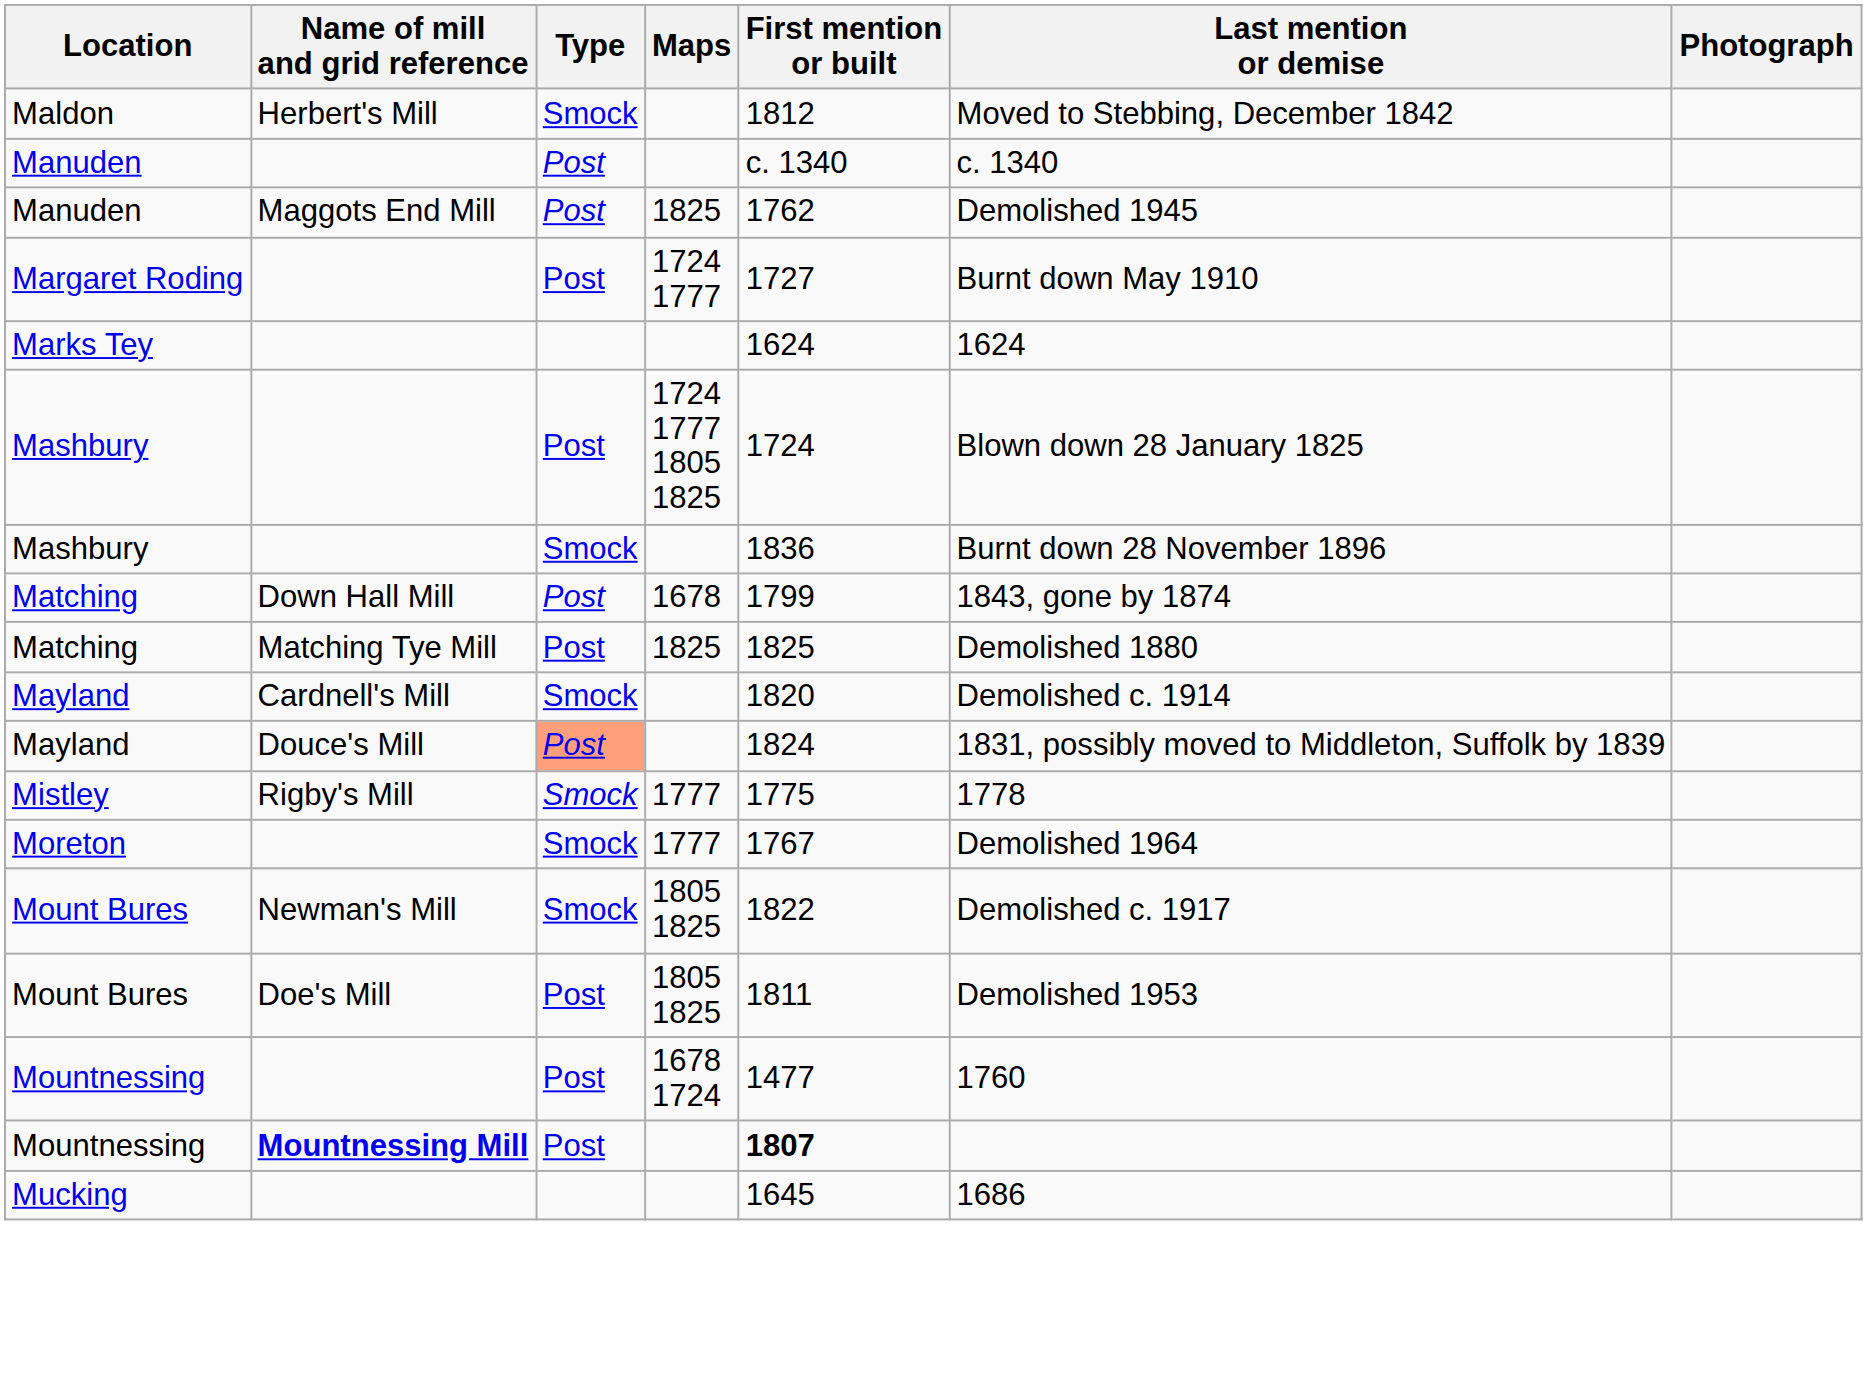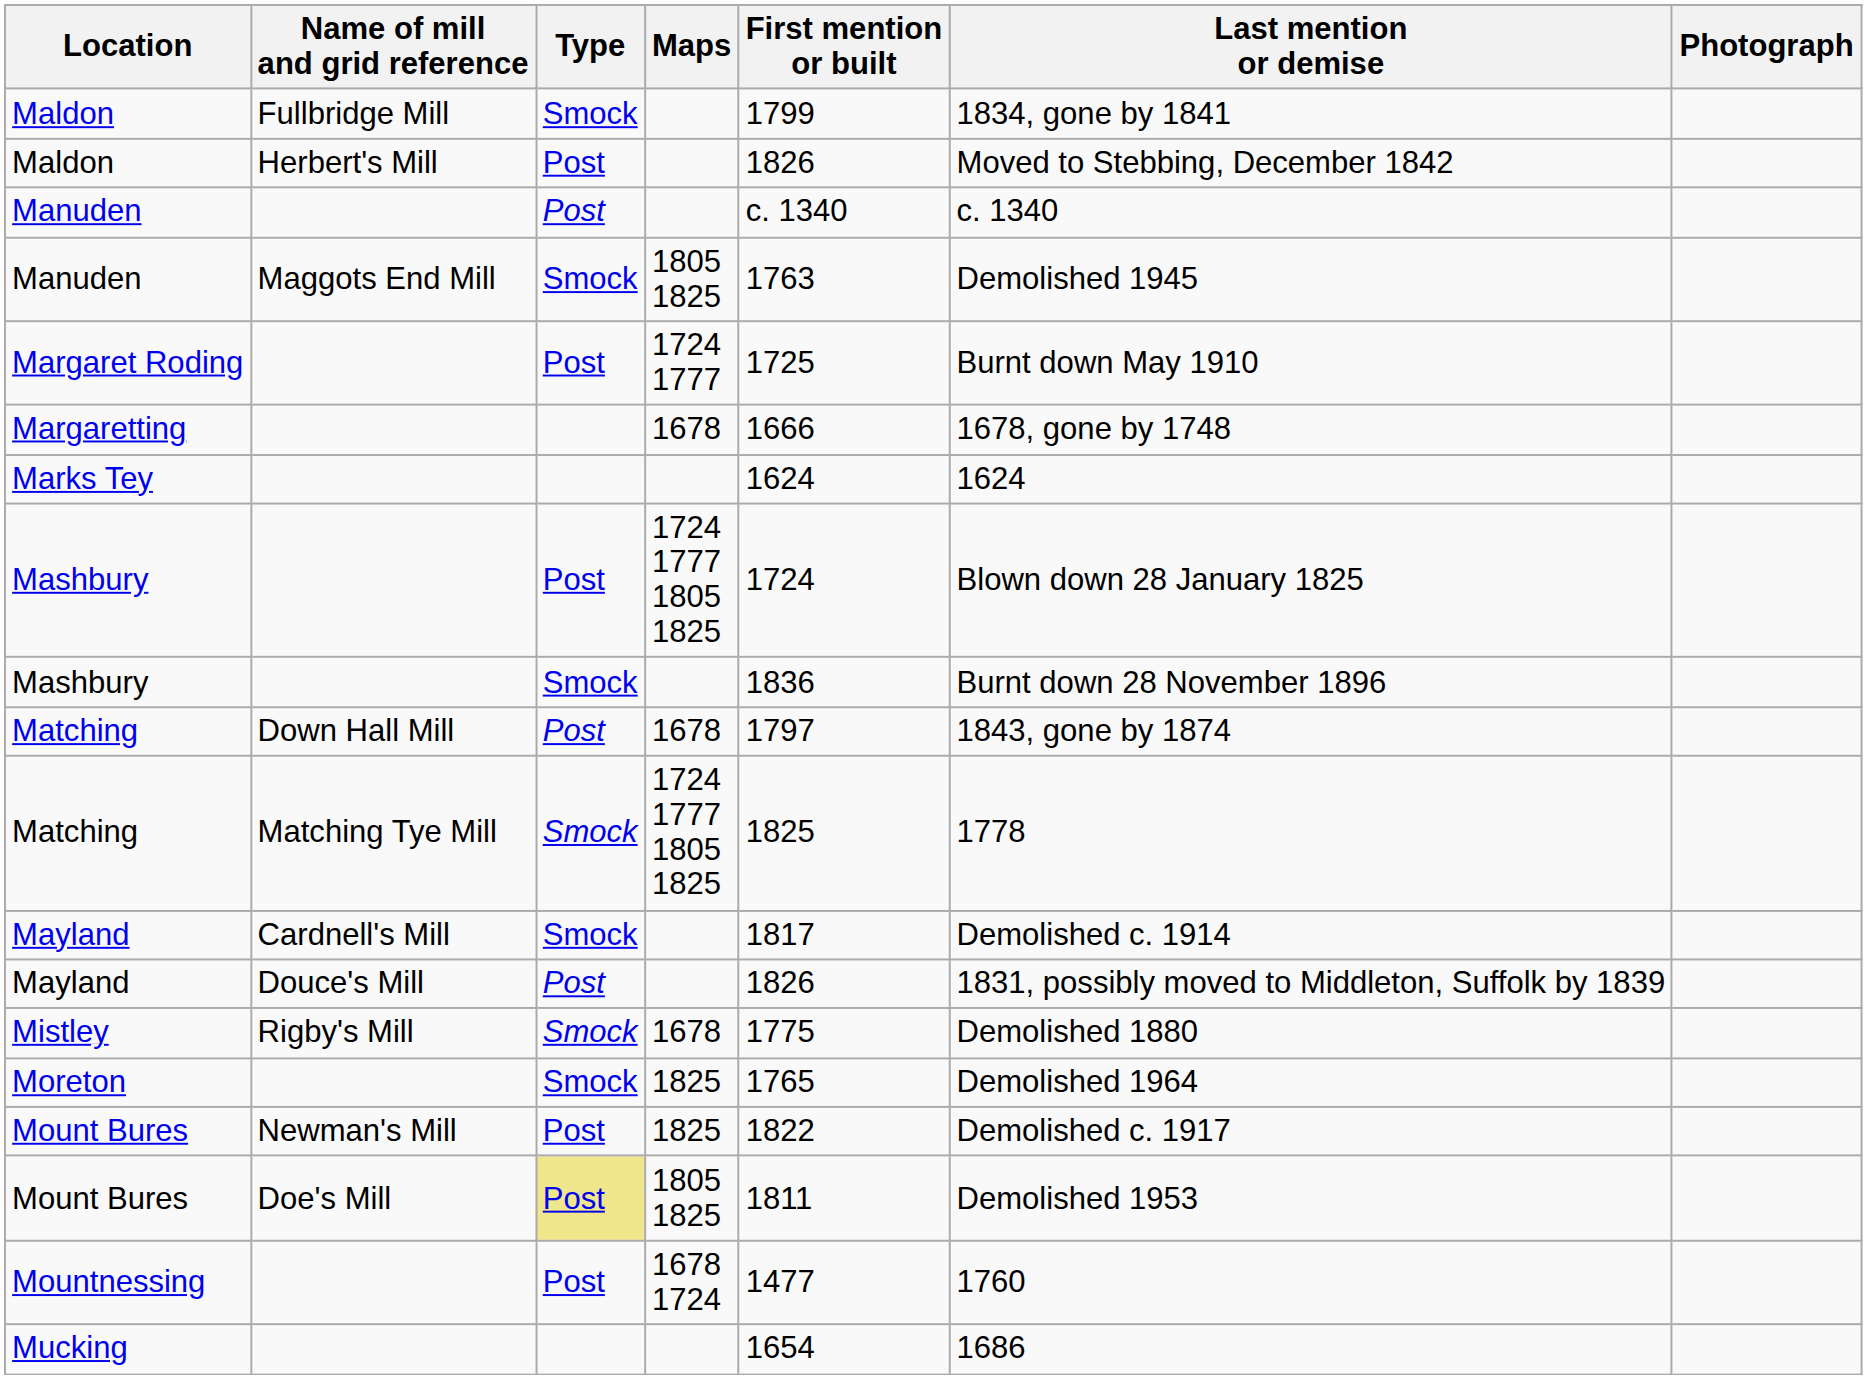+ row: (63, 113)
(590, 113) Smock -> (574, 162) Post
(780, 113) 1812 -> (780, 162) 1826
(574, 211) Post -> (590, 278) Smock
(686, 211) 1825 -> (686, 278) 1805 1825
(780, 211) 1762 -> (780, 278) 1763
(780, 278) 1727 -> (780, 362) 1725
+ row: (99, 429)
(780, 597) 1799 -> (780, 730) 1797
(574, 646) Post -> (590, 832) Smock
(686, 646) 1825 -> (686, 832) 1724 1777 1805 1825
(1077, 646) Demolished 1880 -> (991, 832) 1778
(780, 695) 1820 -> (780, 934) 1817
(574, 745) lightsalmon background -> (574, 983) no background
(780, 745) 1824 -> (780, 983) 1826
(686, 794) 1777 -> (686, 1032) 1678
(991, 794) 1778 -> (1077, 1032) Demolished 1880
(686, 843) 1777 -> (686, 1081) 1825
(780, 843) 1767 -> (780, 1081) 1765
(590, 910) Smock -> (574, 1131) Post
(686, 910) 1805 1825 -> (686, 1131) 1825
(574, 994) no background -> (574, 1197) khaki background
- row: (109, 1145)
(780, 1194) 1645 -> (780, 1348) 1654
